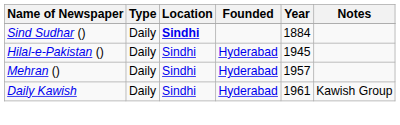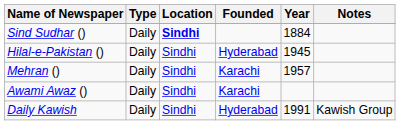(248, 71) Hyderabad -> (239, 71) Karachi
+ row: (47, 91)
(297, 91) 1961 -> (297, 110) 1991
